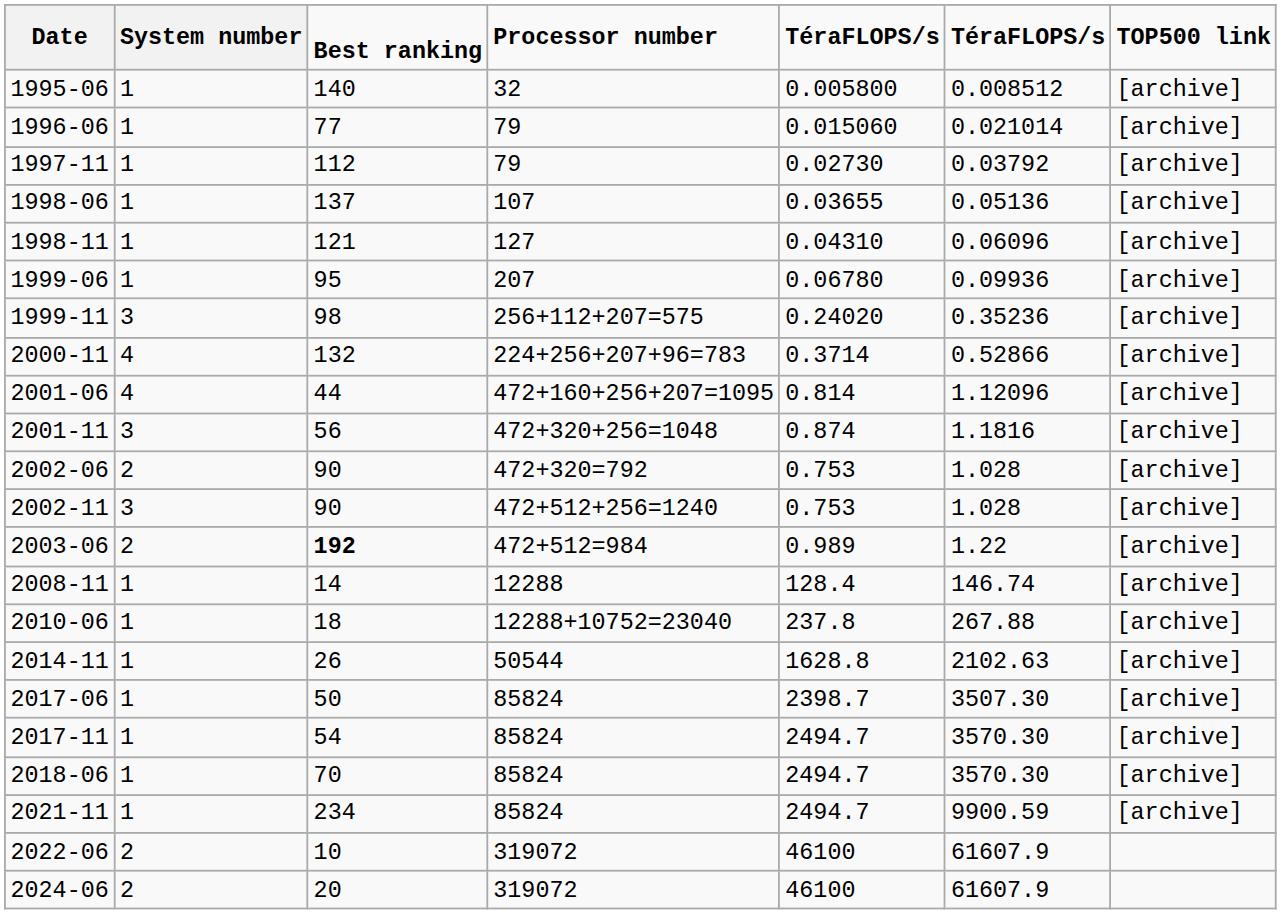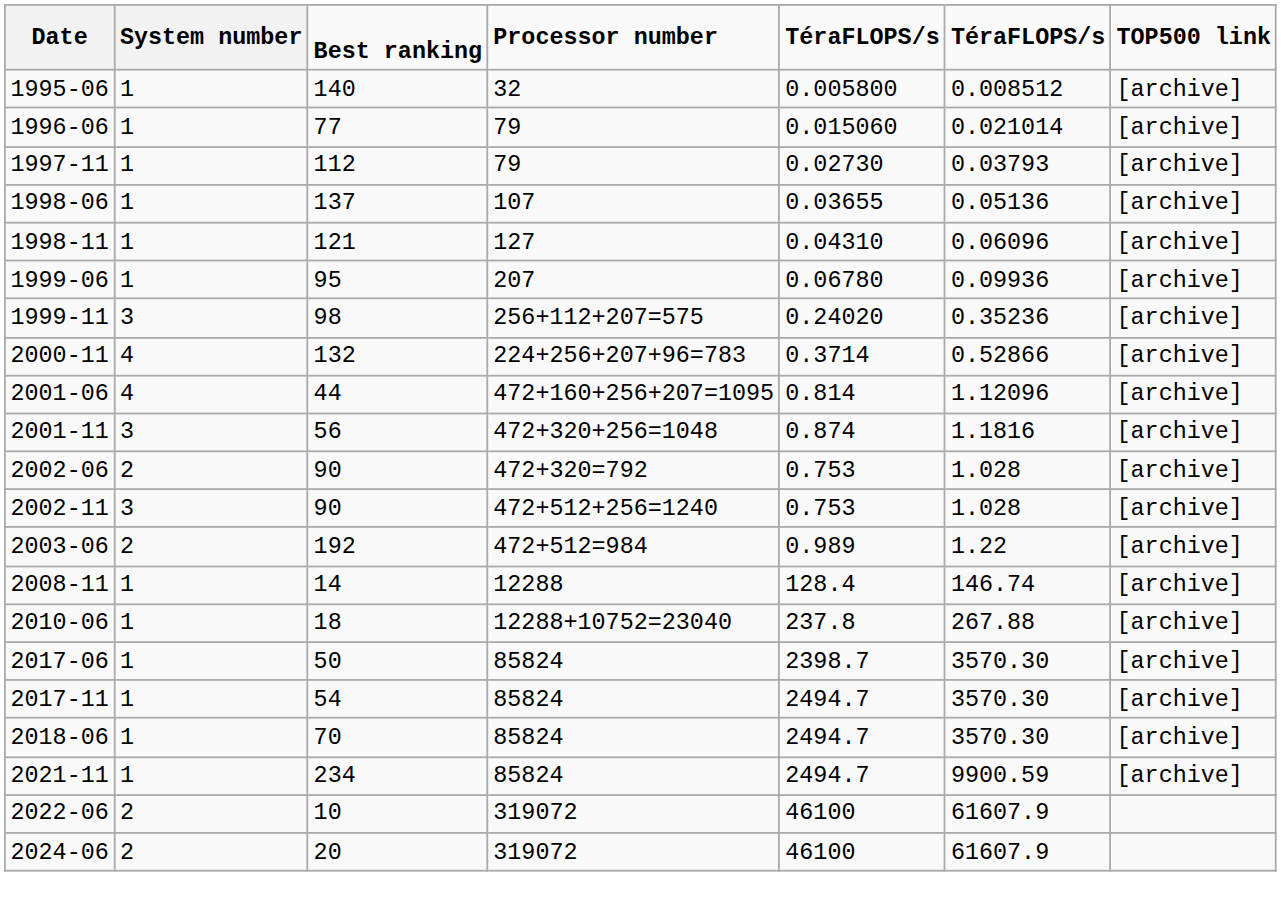(1000, 165) 0.03792 -> (1000, 165) 0.03793
(335, 547) bold -> (335, 547) normal
- row: (60, 661)
(1000, 699) 3507.30 -> (1000, 661) 3570.30
